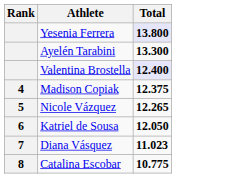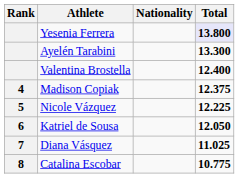+ column: (164, 13)
(152, 70) lavender background -> (214, 70) no background
(152, 107) 12.265 -> (214, 107) 12.225
(152, 145) 11.023 -> (214, 145) 11.025
